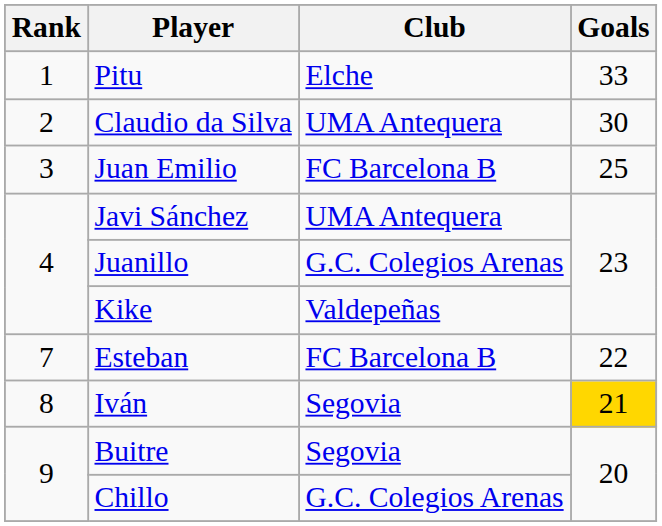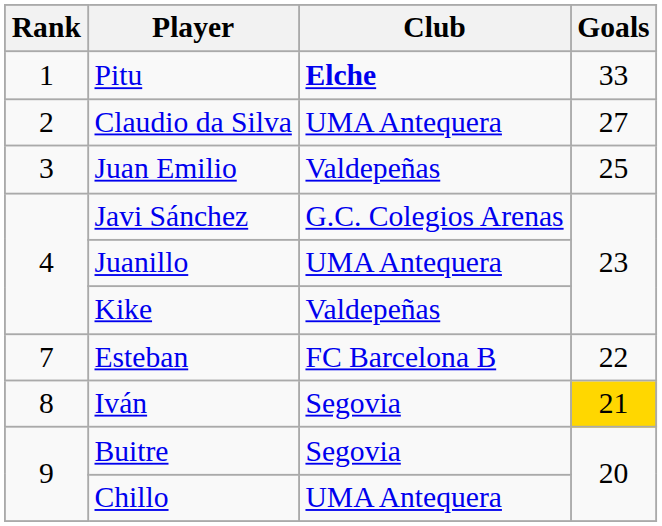(339, 74) normal -> (341, 74) bold
(613, 121) 30 -> (613, 121) 27
(401, 168) FC Barcelona B -> (373, 168) Valdepeñas
(404, 215) UMA Antequera -> (435, 215) G.C. Colegios Arenas
(435, 262) G.C. Colegios Arenas -> (404, 262) UMA Antequera
(435, 497) G.C. Colegios Arenas -> (404, 497) UMA Antequera
